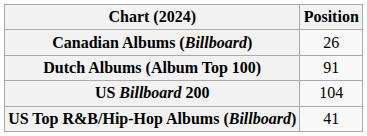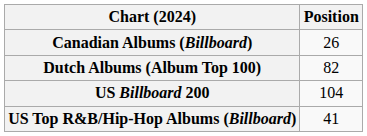(331, 67) 91 -> (331, 67) 82
